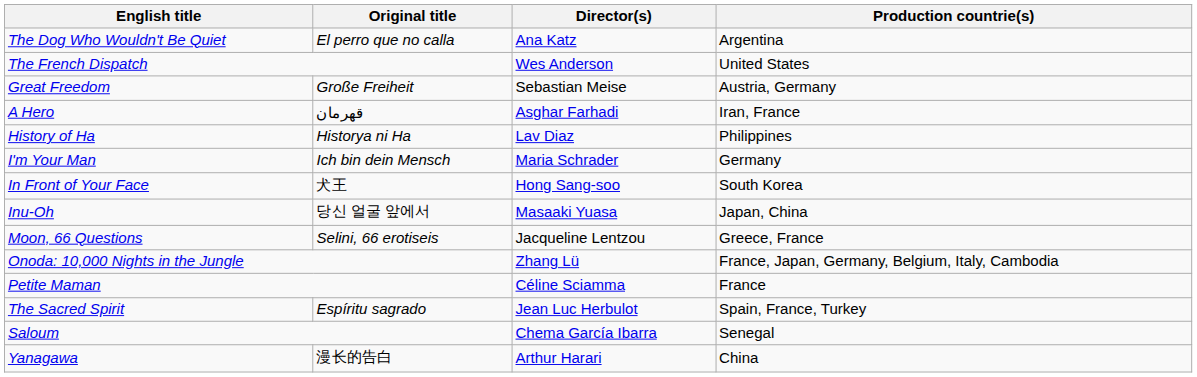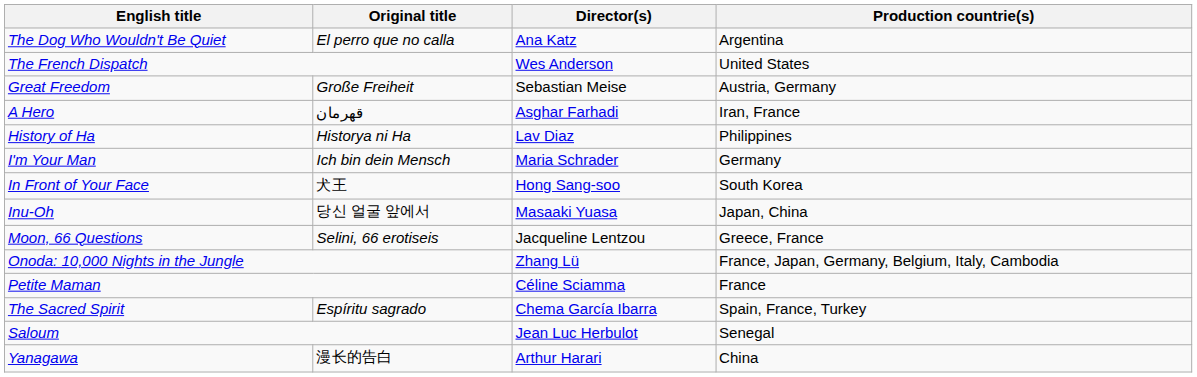(577, 309) Jean Luc Herbulot -> (586, 309) Chema García Ibarra
(586, 333) Chema García Ibarra -> (577, 333) Jean Luc Herbulot
